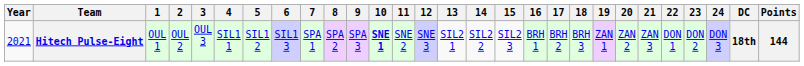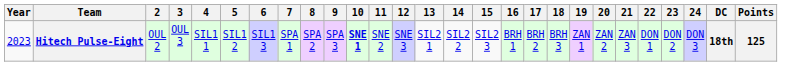- column: (157, 13)
(19, 41) 2021 -> (19, 41) 2023
(779, 41) 144 -> (756, 41) 125
